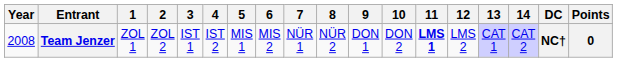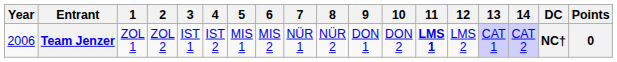(21, 40) 2008 -> (21, 40) 2006
